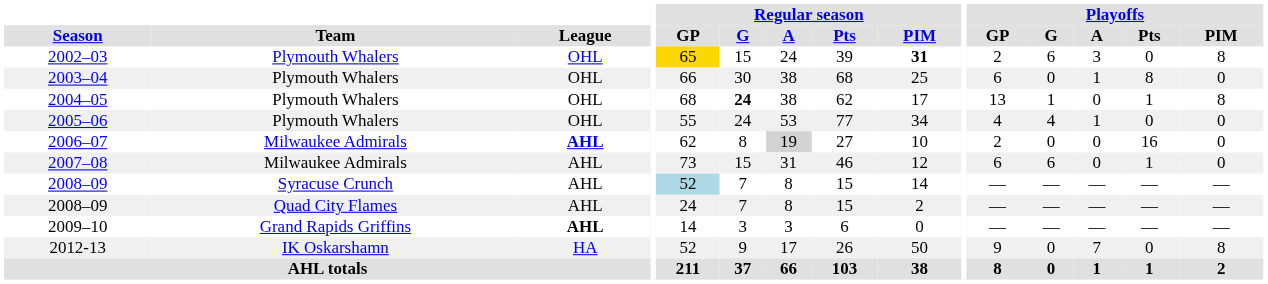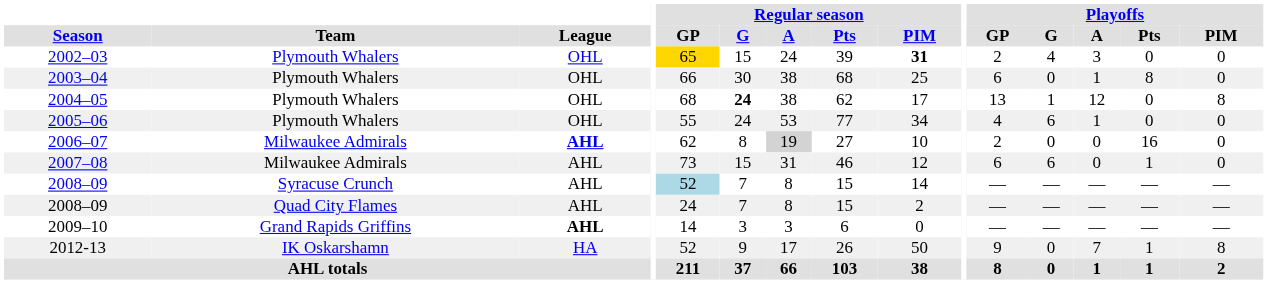(1051, 56) 6 -> (1051, 56) 4
(1221, 56) 8 -> (1221, 56) 0
(1097, 99) 0 -> (1097, 99) 12
(1149, 99) 1 -> (1149, 99) 0
(1051, 120) 4 -> (1051, 120) 6
(1149, 247) 0 -> (1149, 247) 1
